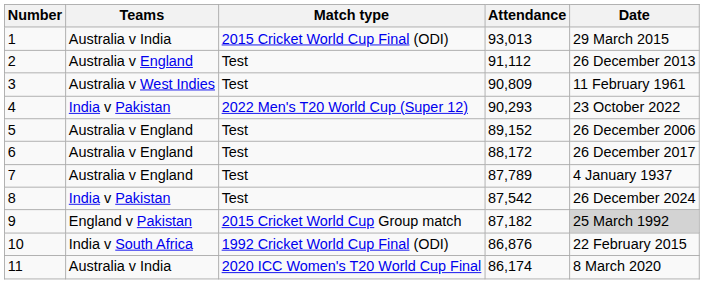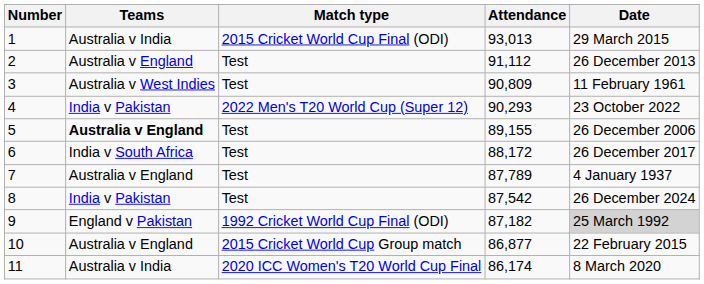(131, 130) normal -> (136, 130) bold
(510, 130) 89,152 -> (510, 130) 89,155
(131, 152) Australia v England -> (131, 152) India v South Africa
(342, 221) 2015 Cricket World Cup Group match -> (335, 221) 1992 Cricket World Cup Final (ODI)
(131, 244) India v South Africa -> (131, 244) Australia v England
(335, 244) 1992 Cricket World Cup Final (ODI) -> (342, 244) 2015 Cricket World Cup Group match
(510, 244) 86,876 -> (510, 244) 86,877
